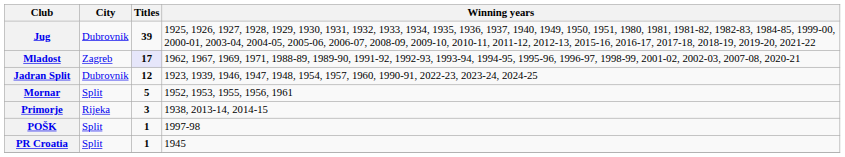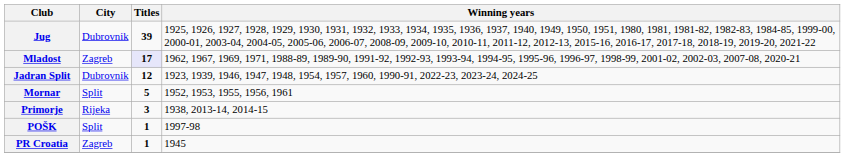(92, 144) Split -> (97, 144) Zagreb
